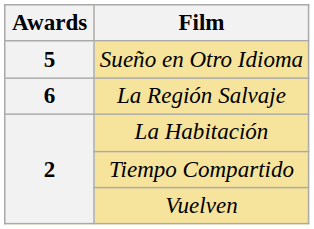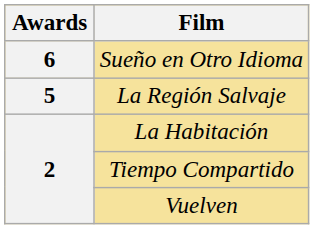(50, 59) 5 -> (50, 59) 6
(50, 95) 6 -> (50, 95) 5
